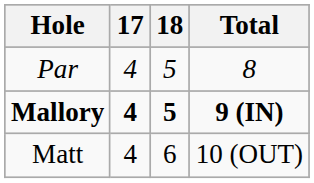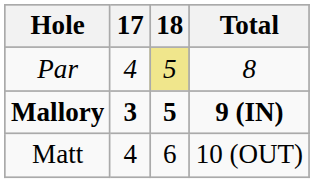(170, 68) no background -> (170, 68) khaki background
(130, 111) 4 -> (130, 111) 3
